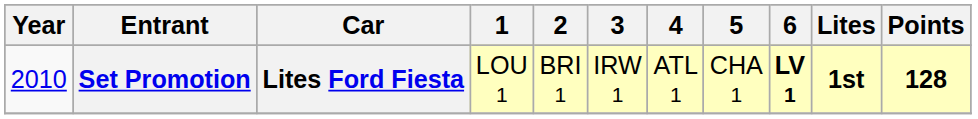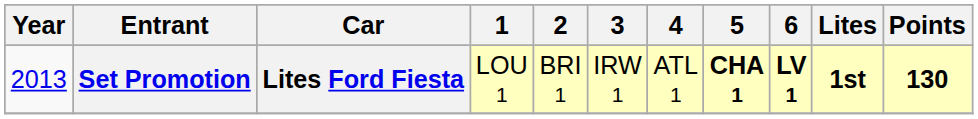(39, 79) 2010 -> (39, 79) 2013
(736, 79) normal -> (737, 79) bold
(926, 79) 128 -> (927, 79) 130
